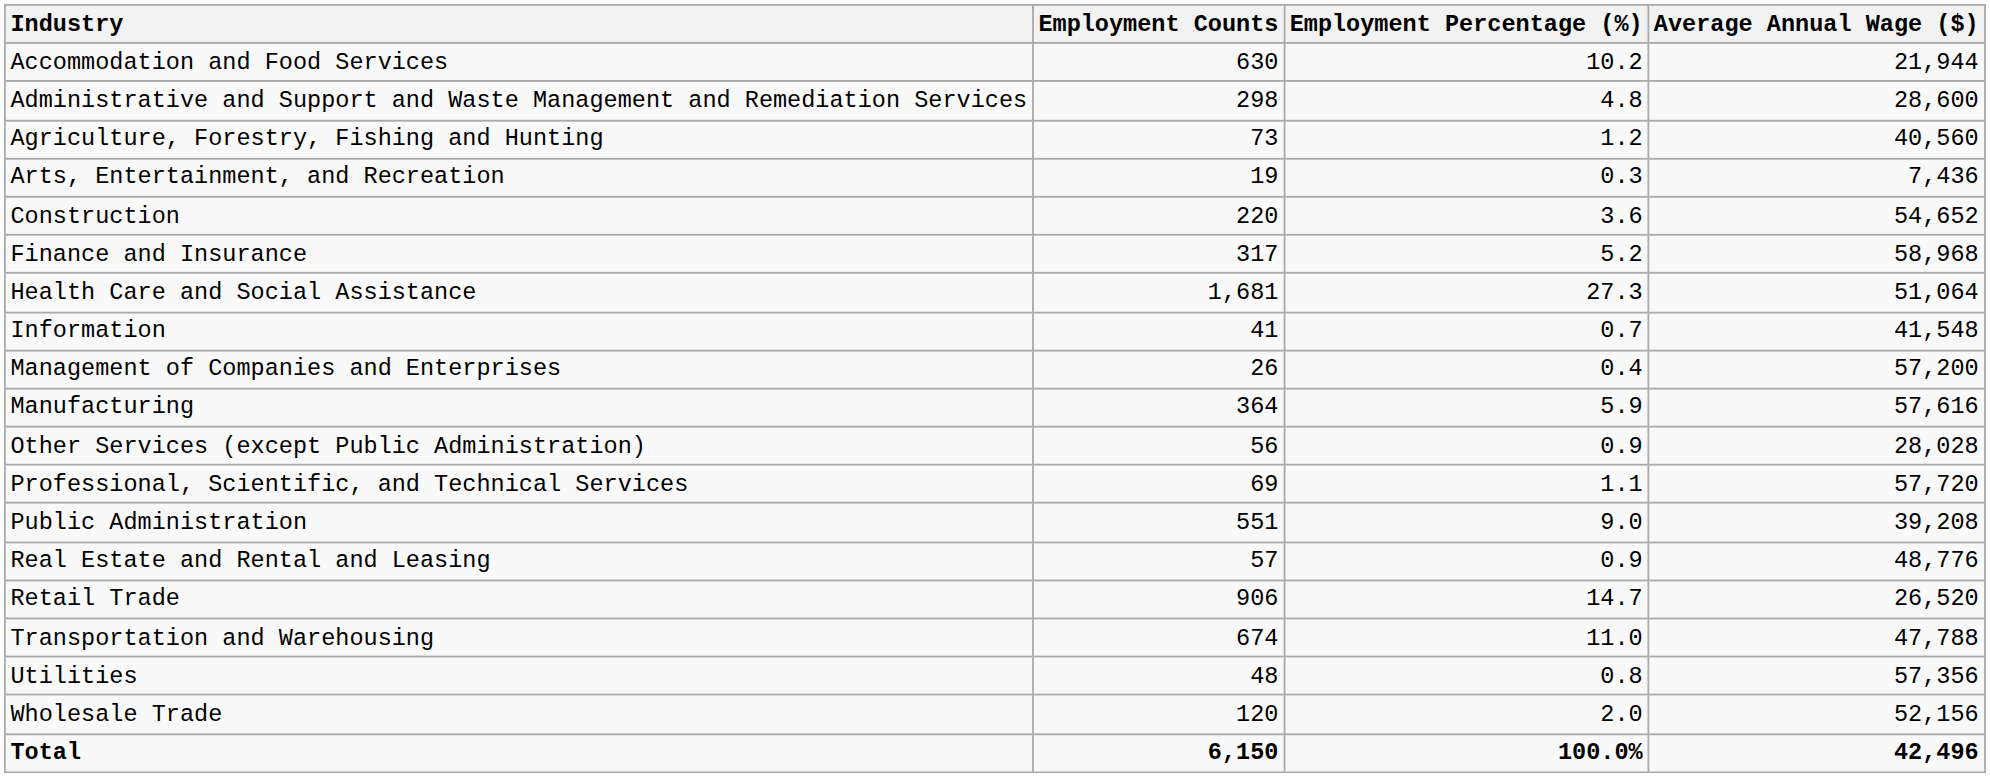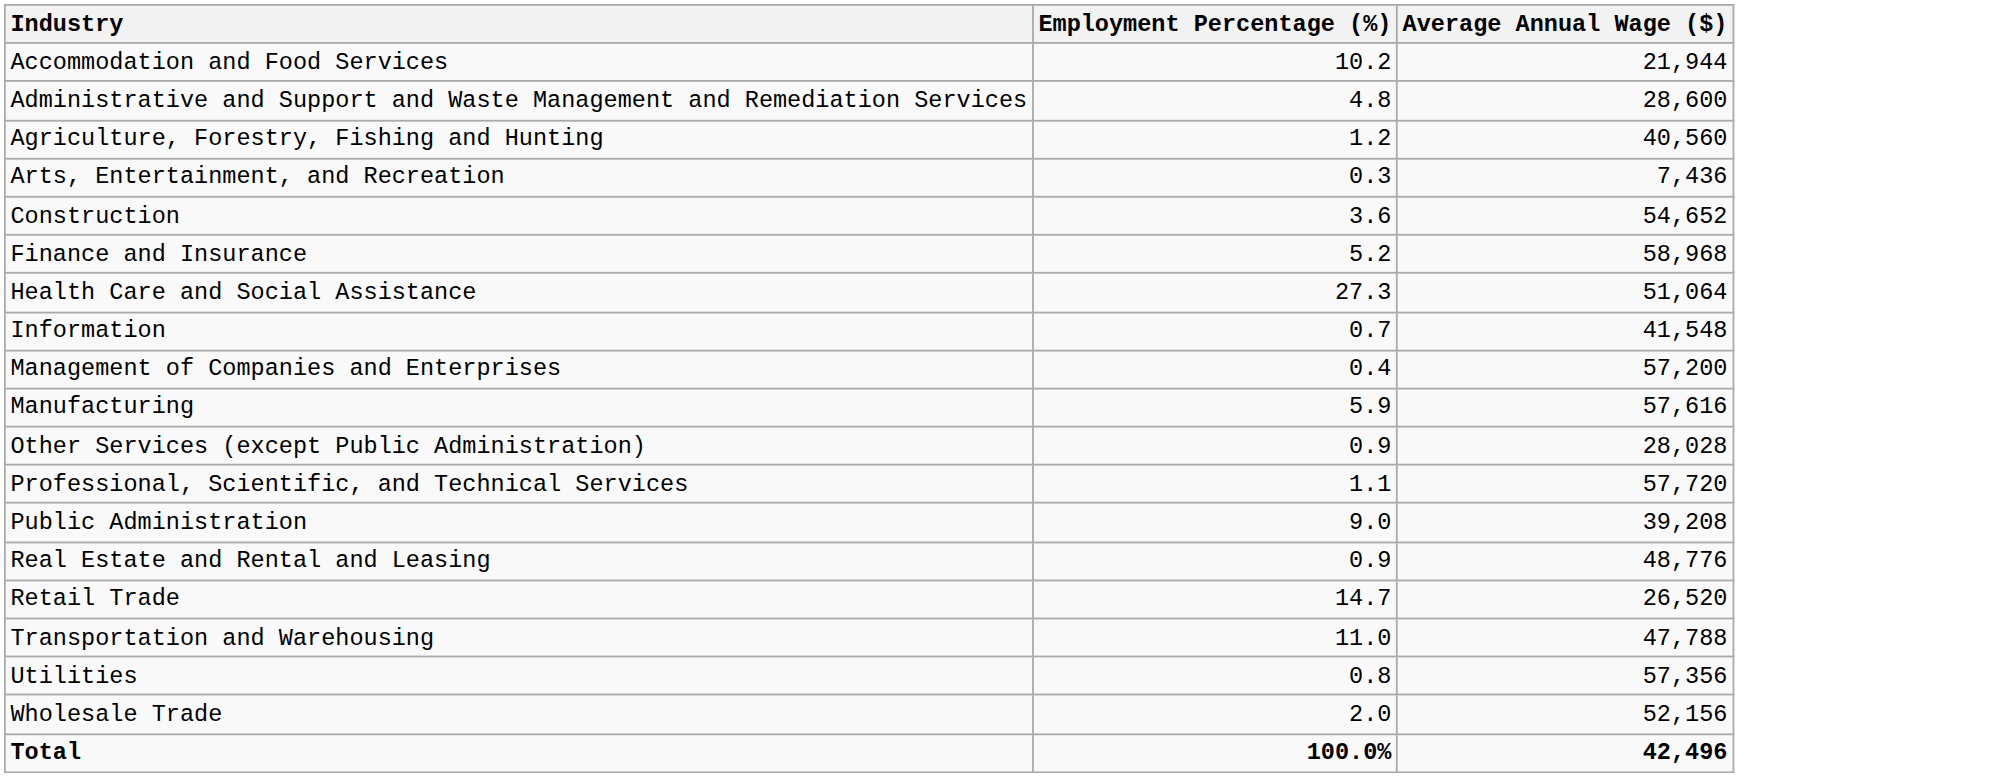- column: (1158, 24)
